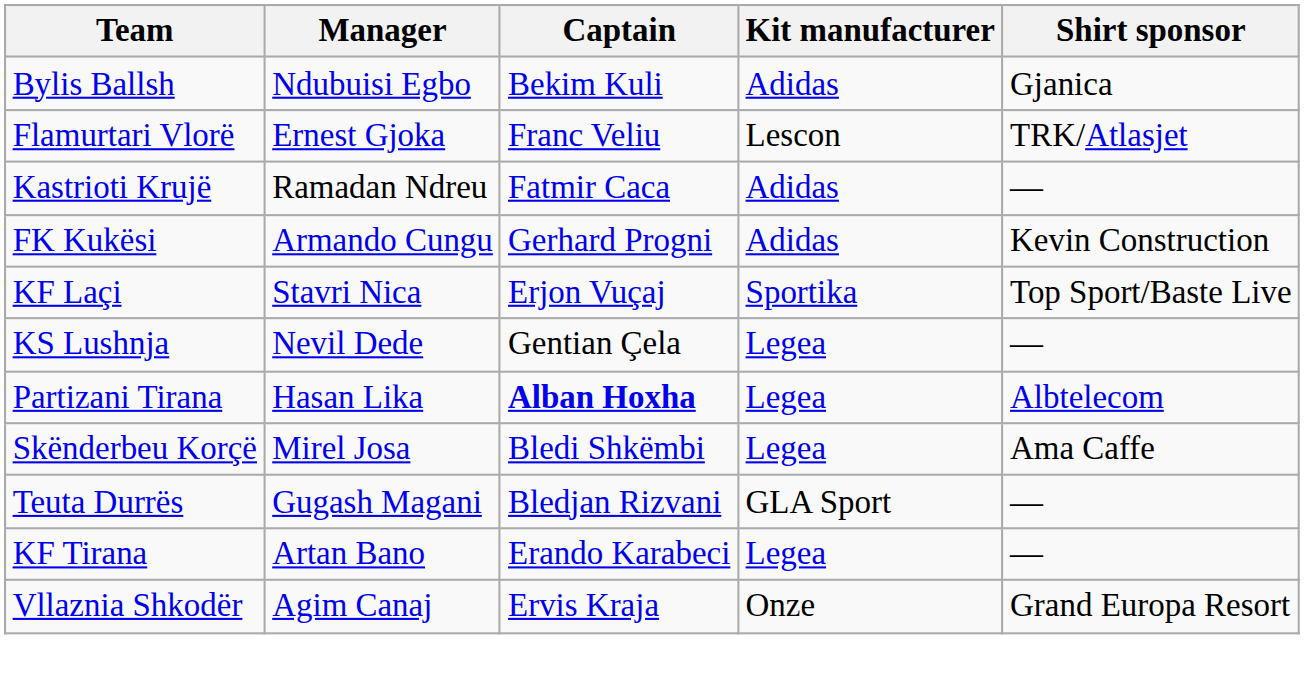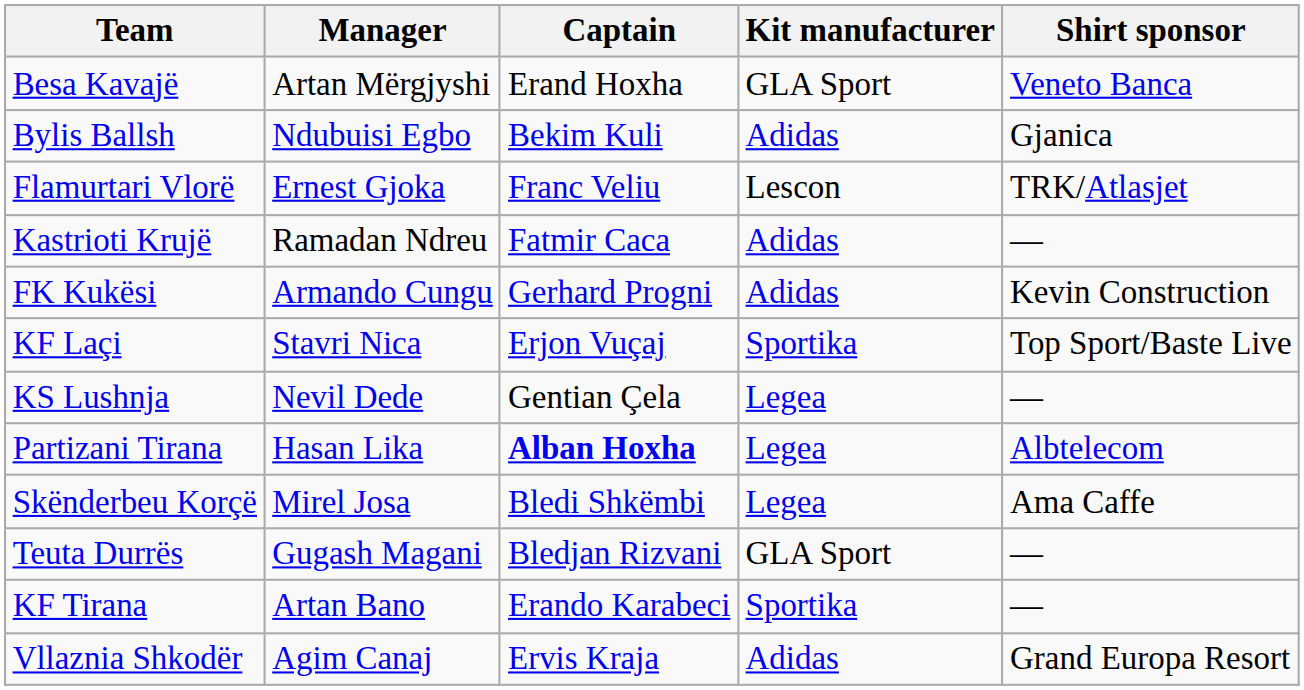+ row: (95, 82)
(786, 553) Legea -> (801, 605) Sportika
(780, 605) Onze -> (792, 657) Adidas
